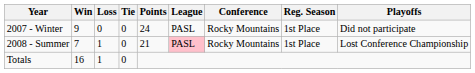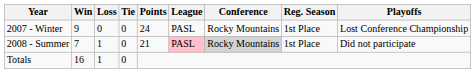(378, 28) Did not participate -> (404, 28) Lost Conference Championship
(243, 44) no background -> (243, 44) lightgrey background
(404, 44) Lost Conference Championship -> (378, 44) Did not participate
